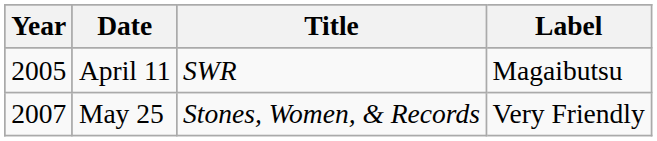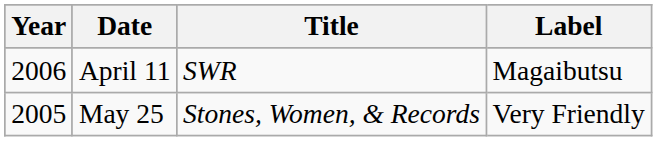(39, 69) 2005 -> (39, 69) 2006
(39, 113) 2007 -> (39, 113) 2005
